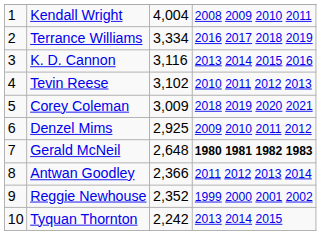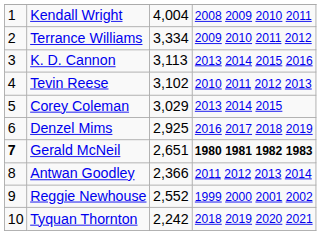(254, 38) 2016 2017 2018 2019 -> (253, 38) 2009 2010 2011 2012
(170, 60) 3,116 -> (170, 60) 3,113
(171, 106) 3,009 -> (171, 106) 3,029
(254, 106) 2018 2019 2020 2021 -> (239, 106) 2013 2014 2015
(253, 129) 2009 2010 2011 2012 -> (254, 129) 2016 2017 2018 2019
(12, 151) normal -> (12, 151) bold
(171, 151) 2,648 -> (171, 151) 2,651
(171, 196) 2,352 -> (171, 196) 2,552
(239, 219) 2013 2014 2015 -> (254, 219) 2018 2019 2020 2021
